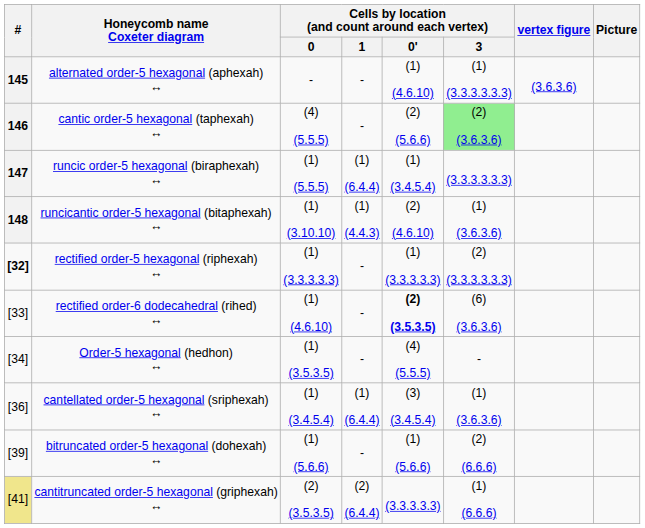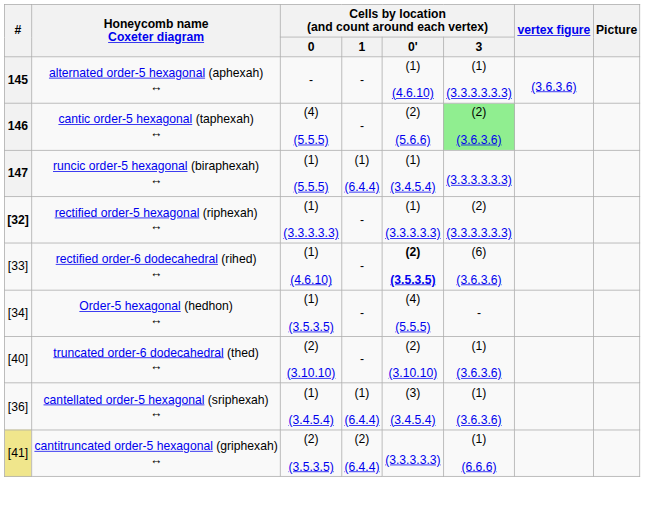- row: (156, 220)
+ row: (156, 359)
- row: (156, 453)
